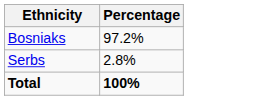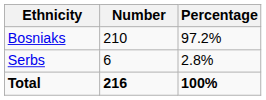+ column: (139, 15)
